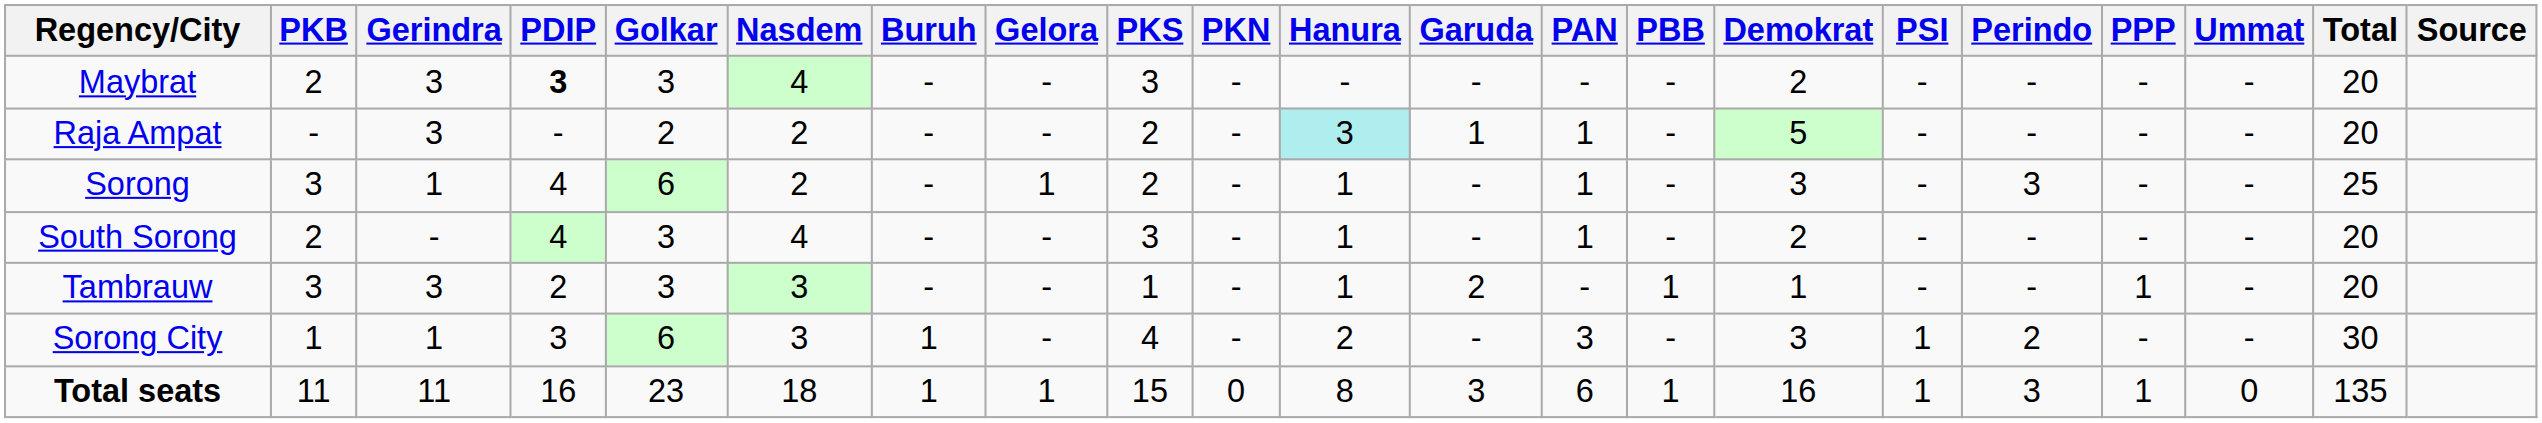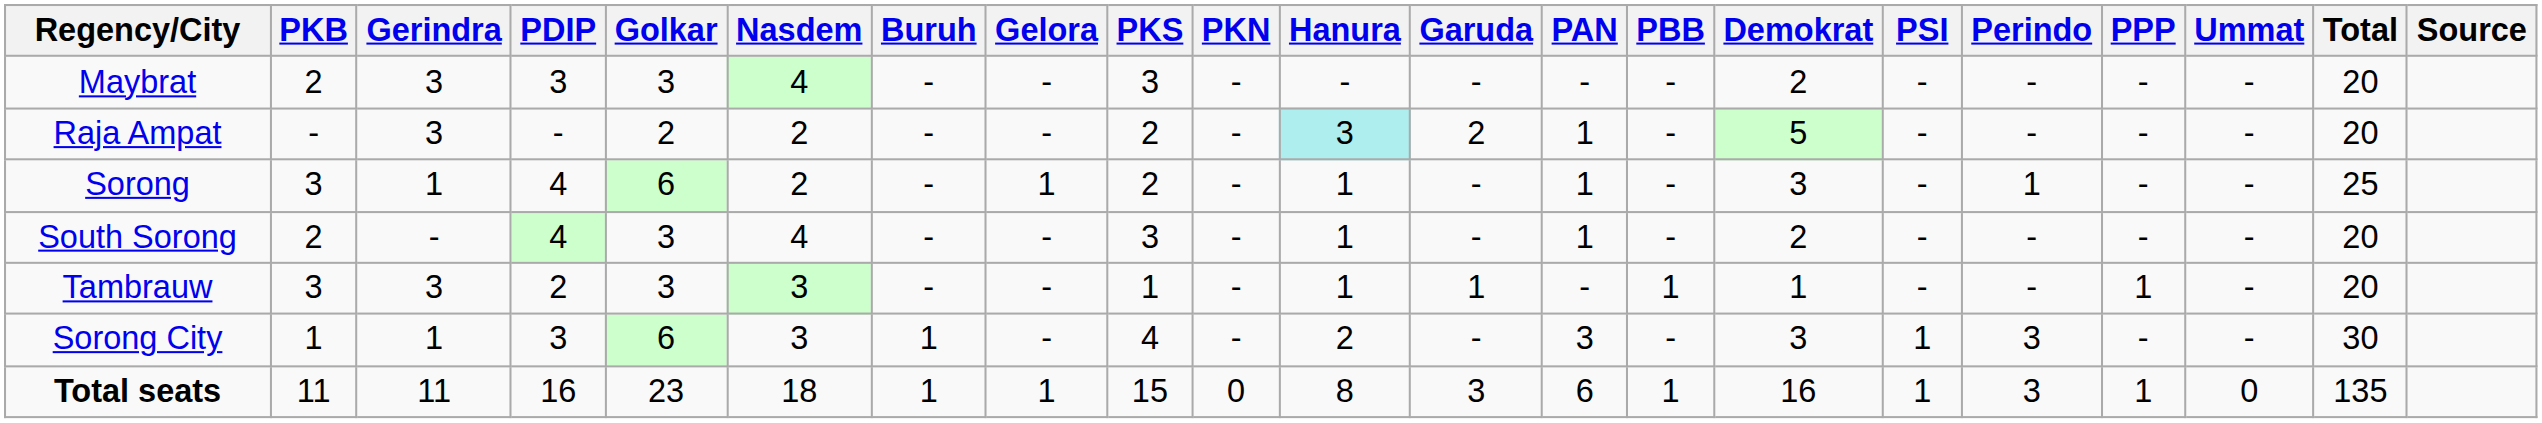(558, 81) bold -> (558, 81) normal
(1476, 133) 1 -> (1476, 133) 2
(2032, 184) 3 -> (2032, 184) 1
(1476, 287) 2 -> (1476, 287) 1
(2032, 339) 2 -> (2032, 339) 3
